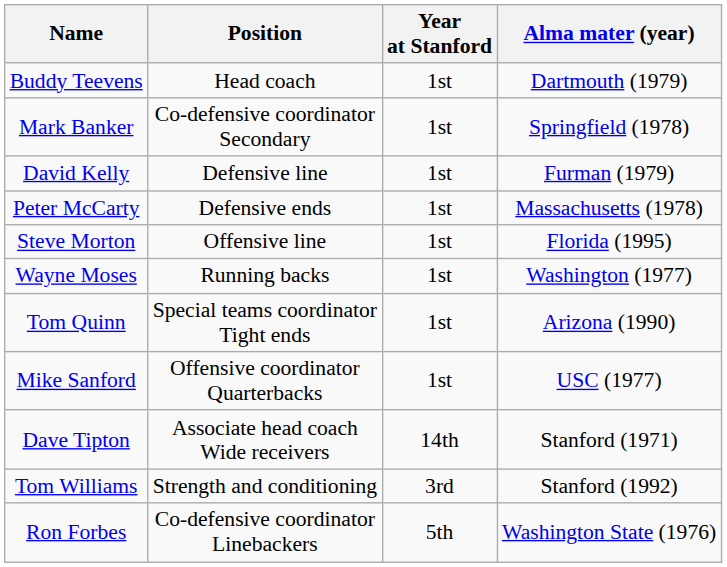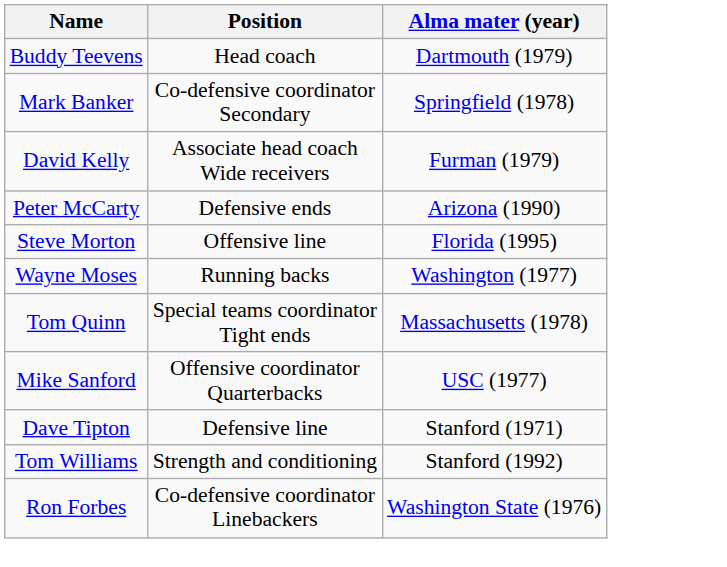- column: (440, 33)
(265, 172) Defensive line -> (265, 160) Associate head coach Wide receivers
(609, 207) Massachusetts (1978) -> (494, 207) Arizona (1990)
(609, 322) Arizona (1990) -> (494, 322) Massachusetts (1978)
(265, 439) Associate head coach Wide receivers -> (265, 427) Defensive line
